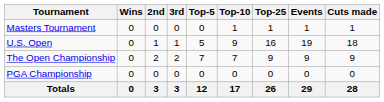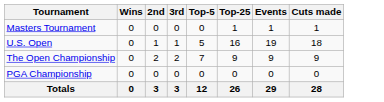- column: (235, 12)
